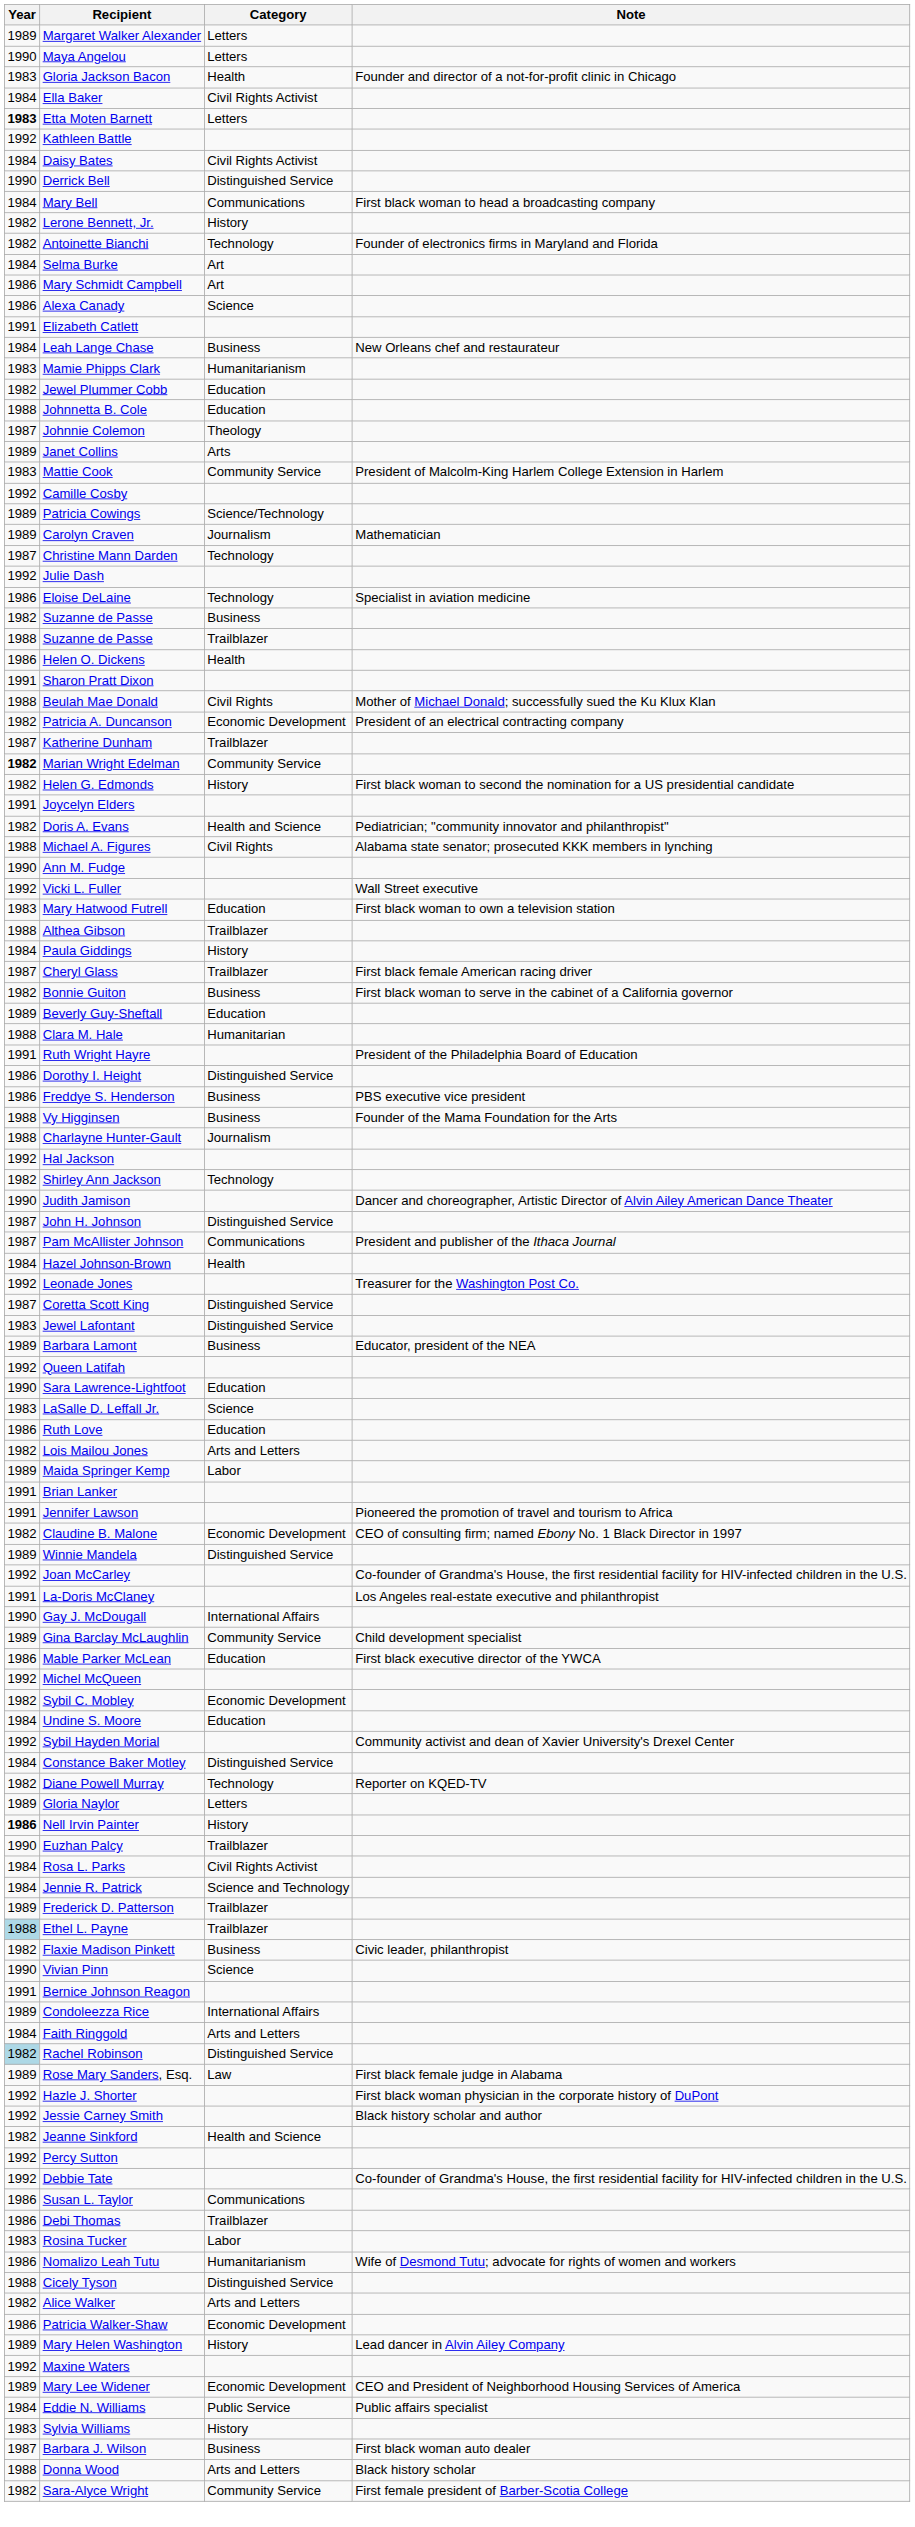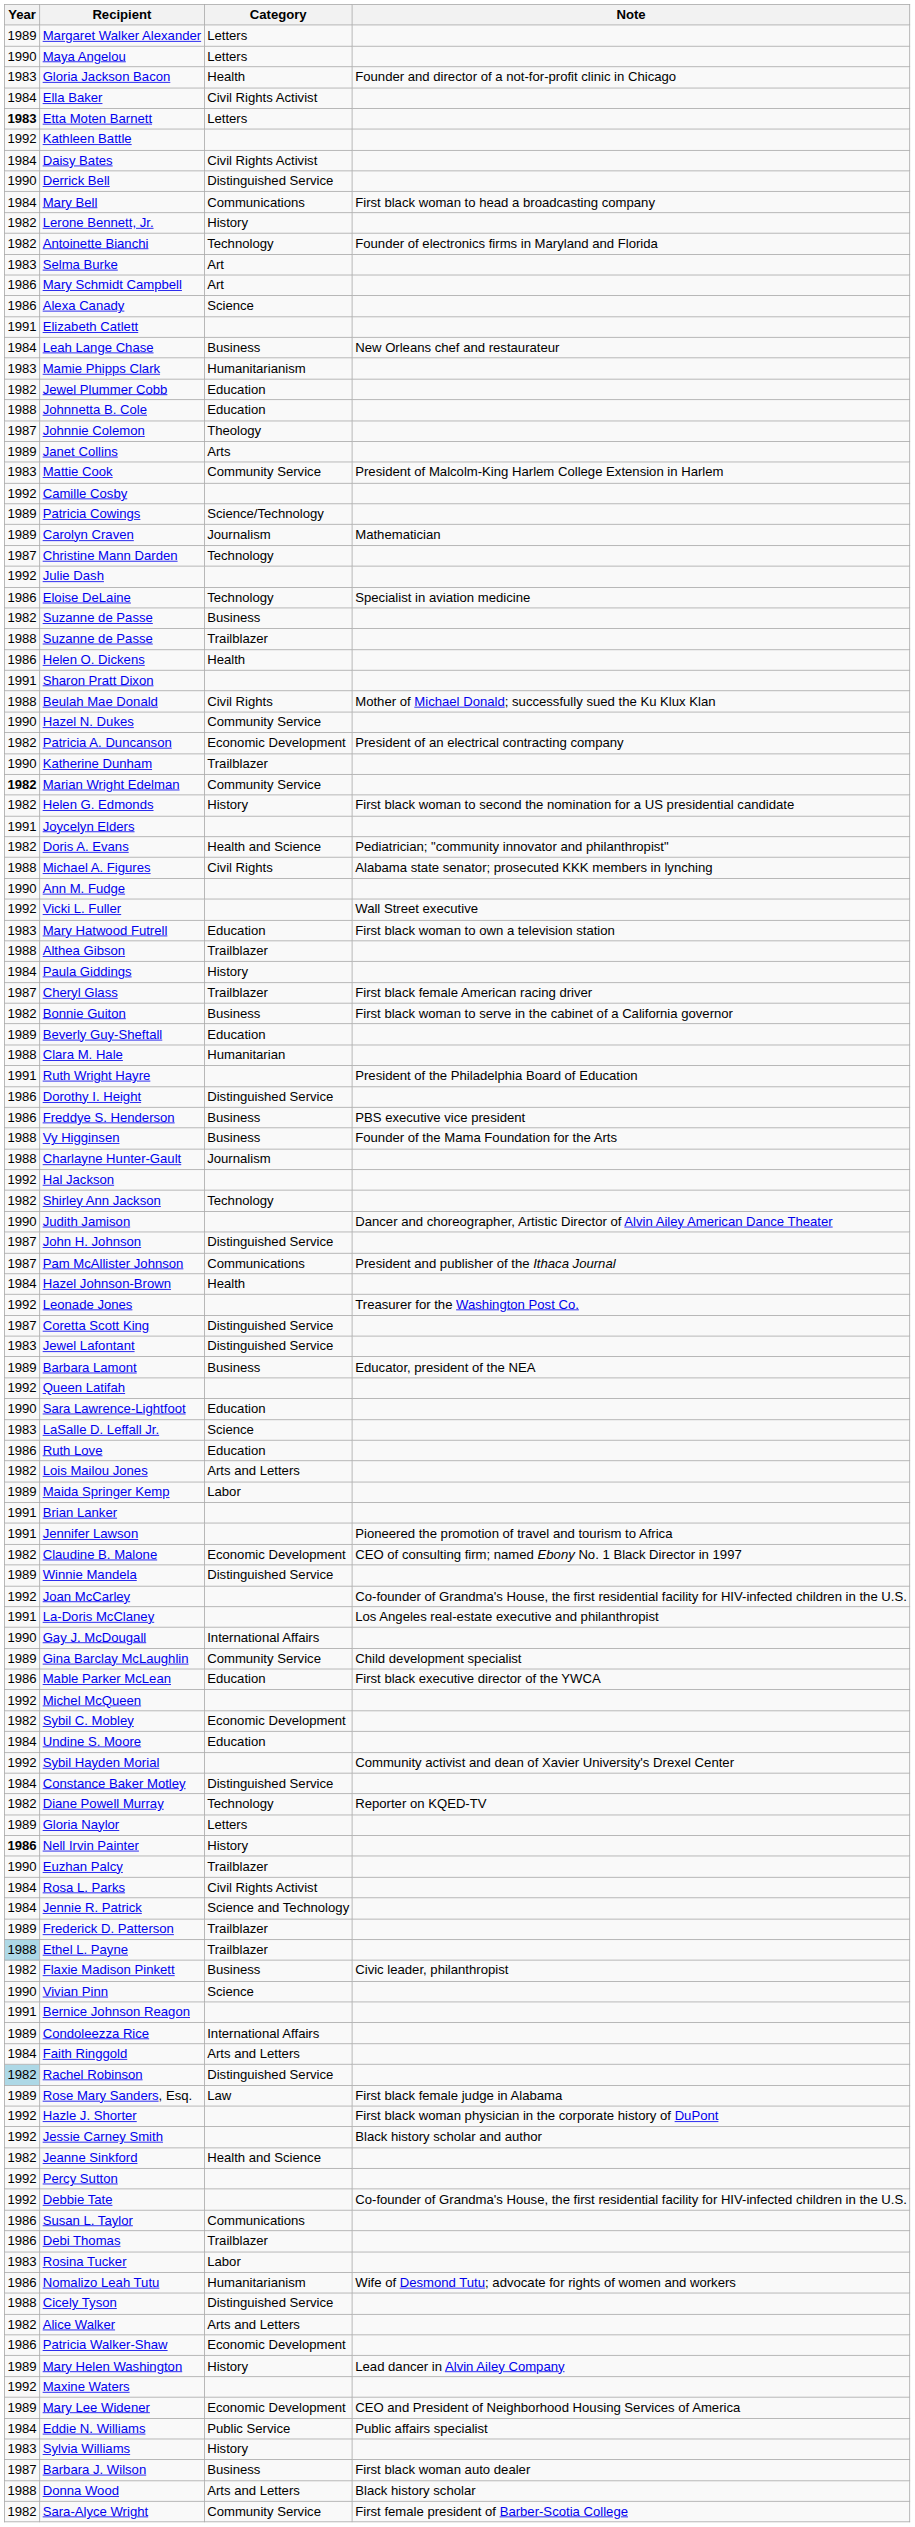(22, 264) 1984 -> (22, 264) 1983
+ row: (88, 722)
(22, 743) 1987 -> (22, 763) 1990
